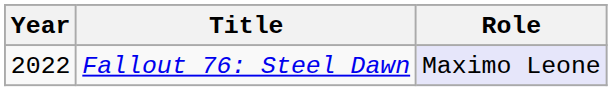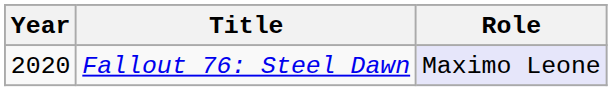(41, 66) 2022 -> (41, 66) 2020
